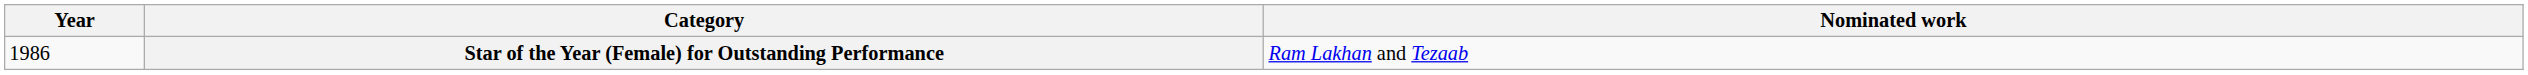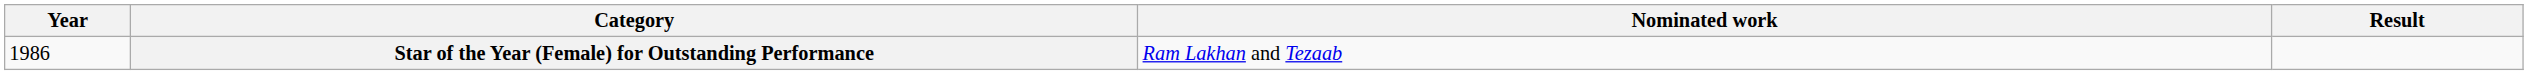+ column: (2397, 20)
